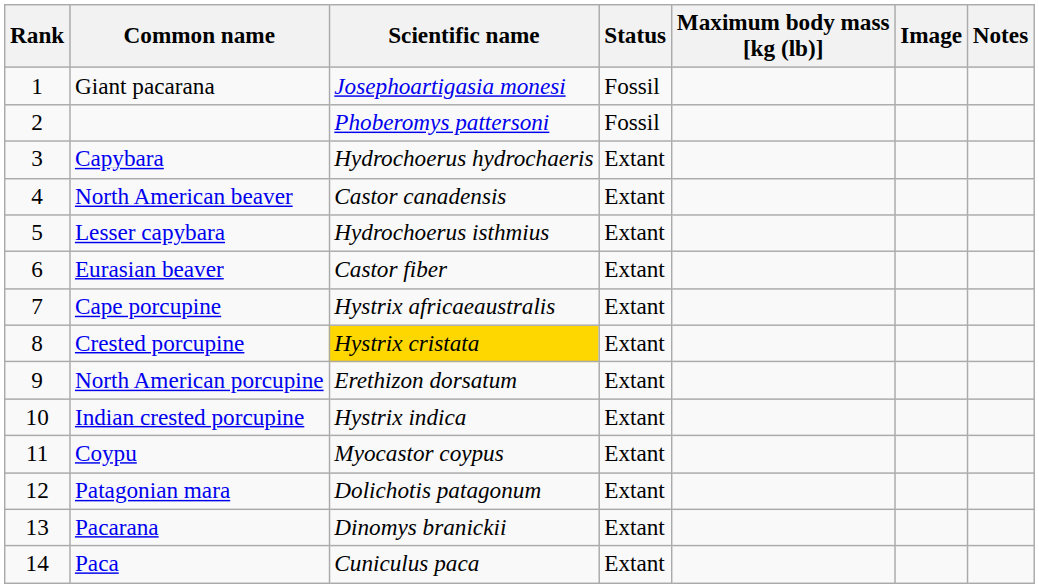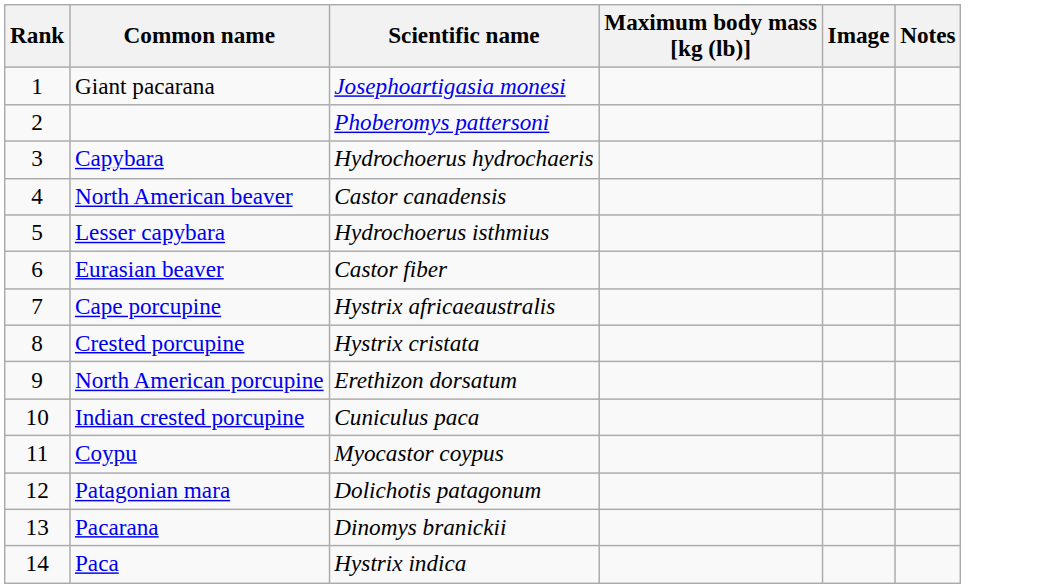- column: (635, 35)
(407, 343) gold background -> (407, 343) no background
(400, 416) Hystrix indica -> (407, 416) Cuniculus paca
(407, 564) Cuniculus paca -> (400, 564) Hystrix indica
